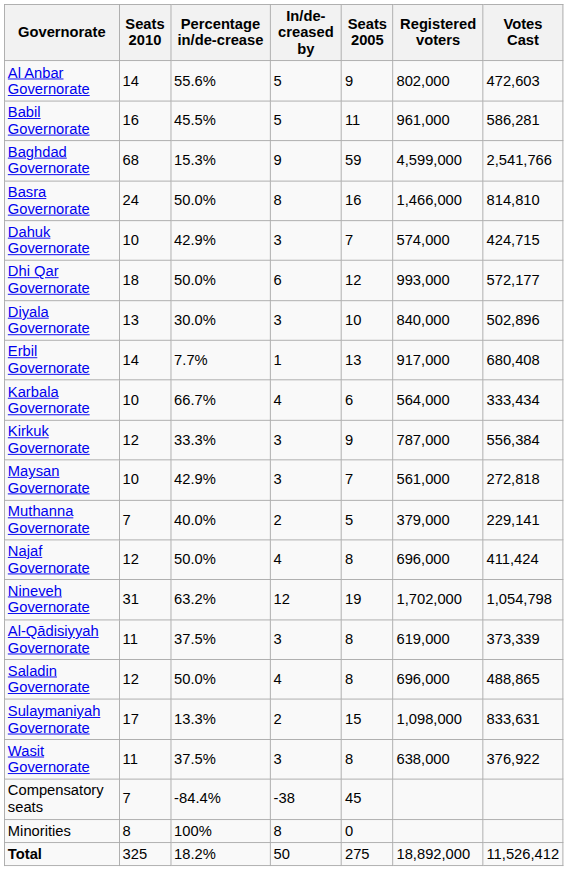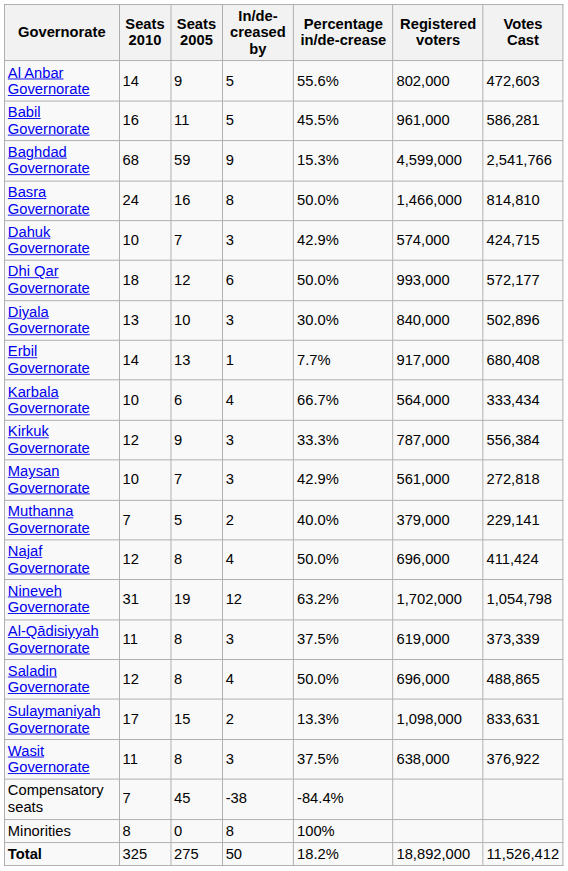columns swapped: (367, 32) <-> (220, 32)
